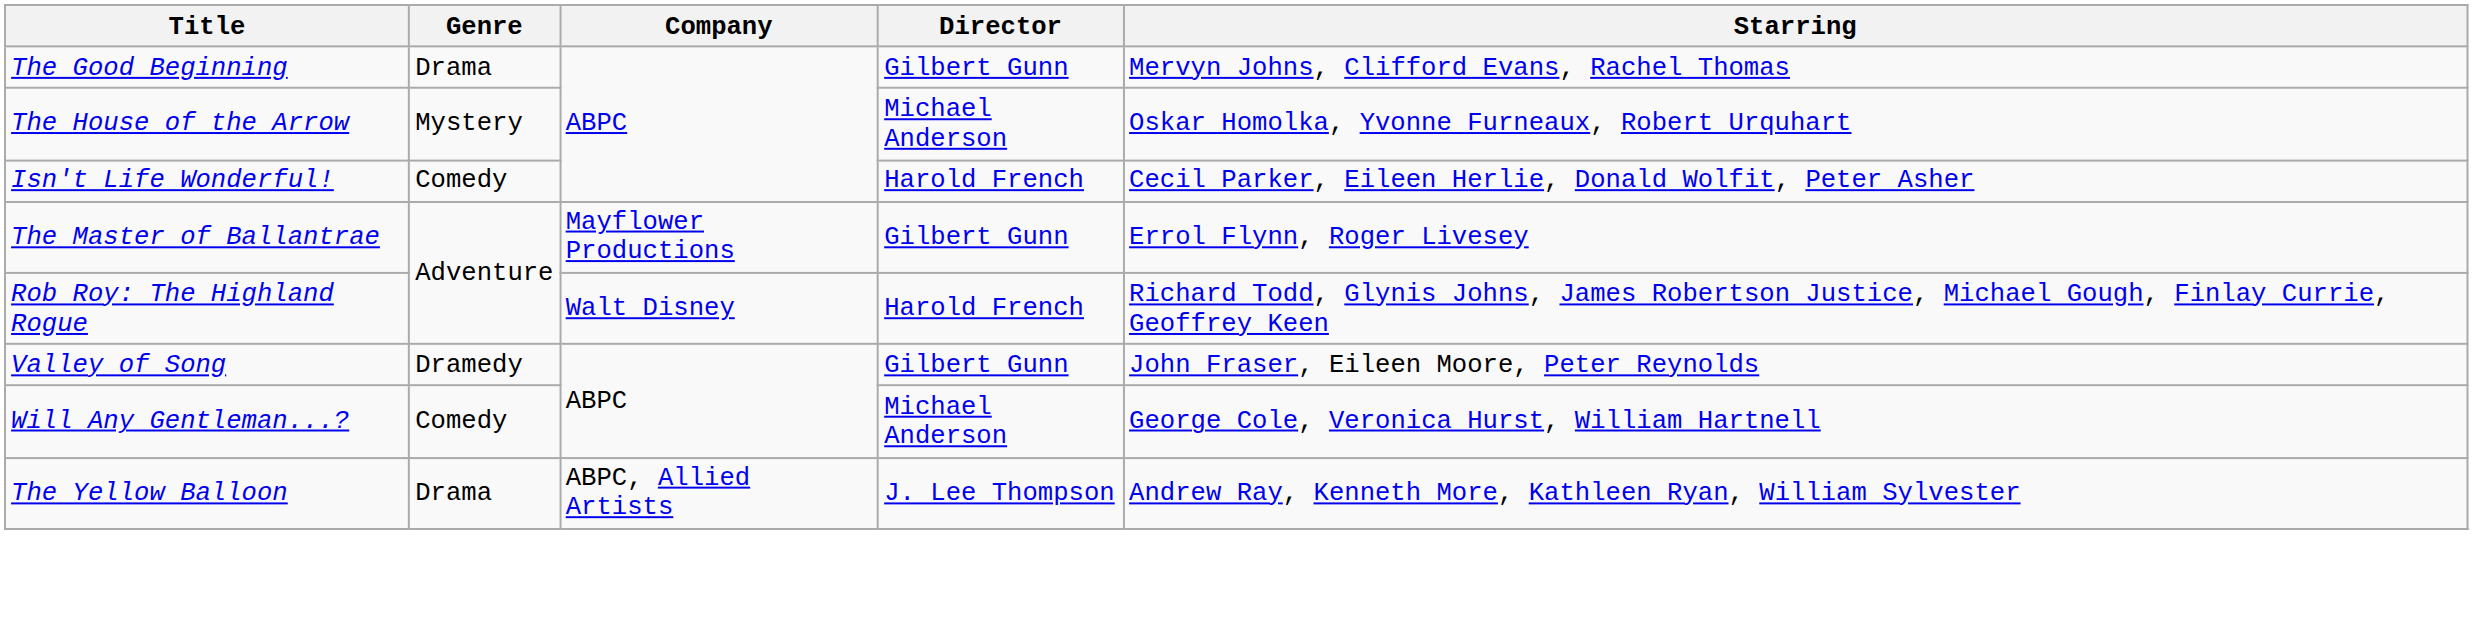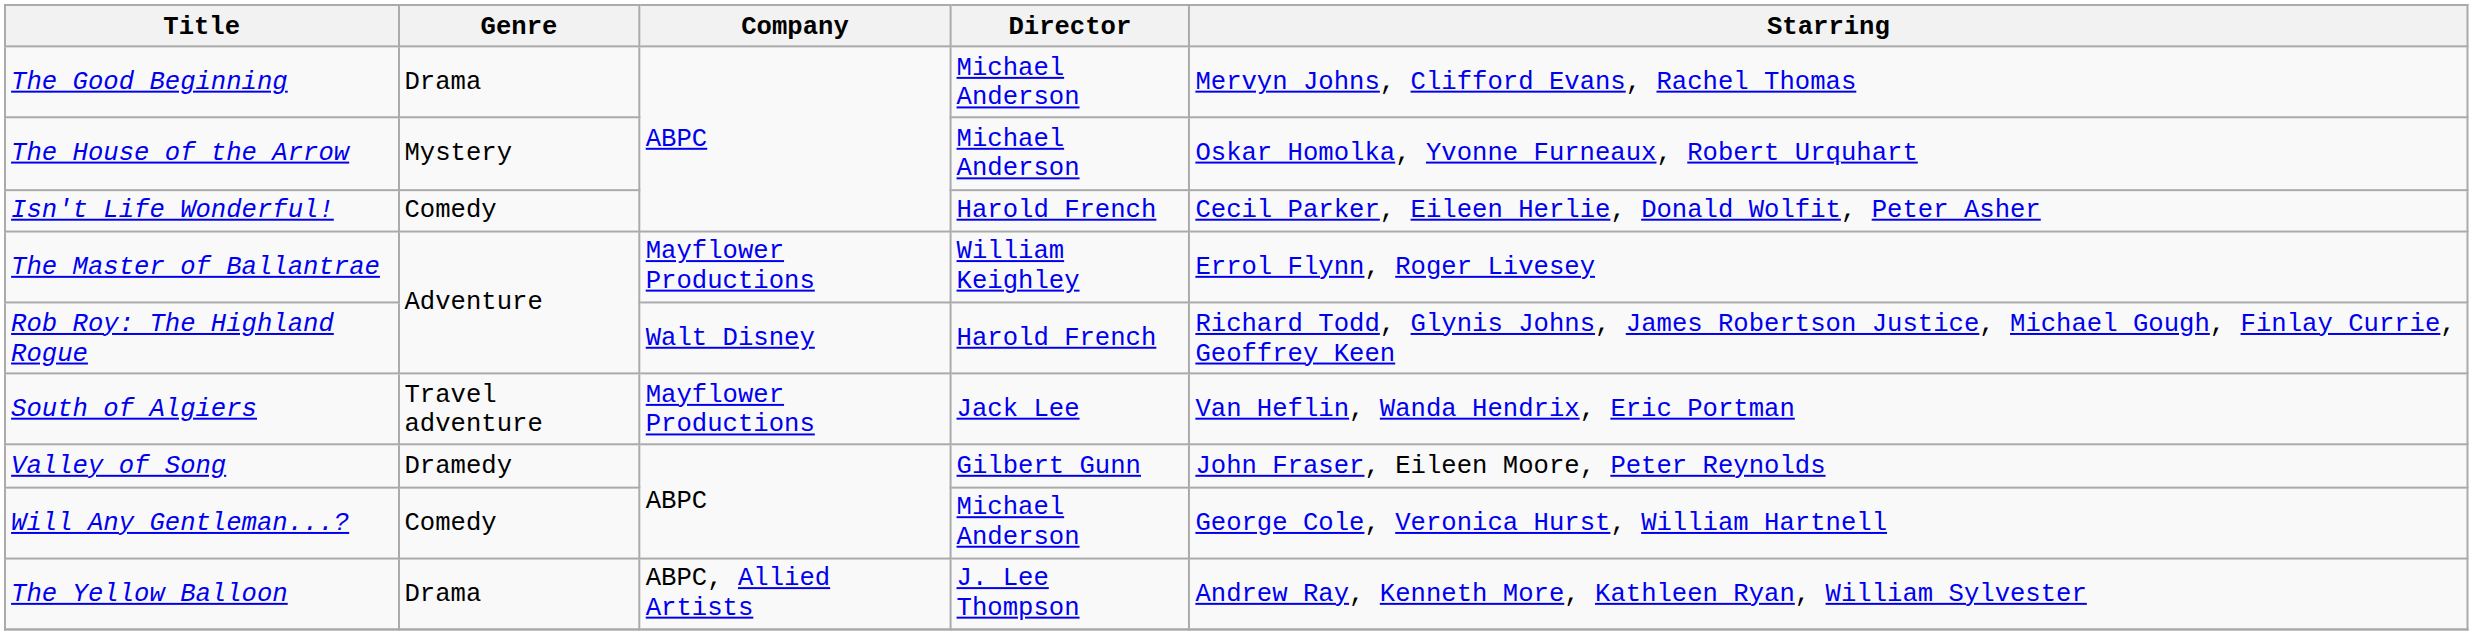(976, 68) Gilbert Gunn -> (1018, 82) Michael Anderson
(976, 237) Gilbert Gunn -> (1018, 267) William Keighley
+ row: (134, 409)
